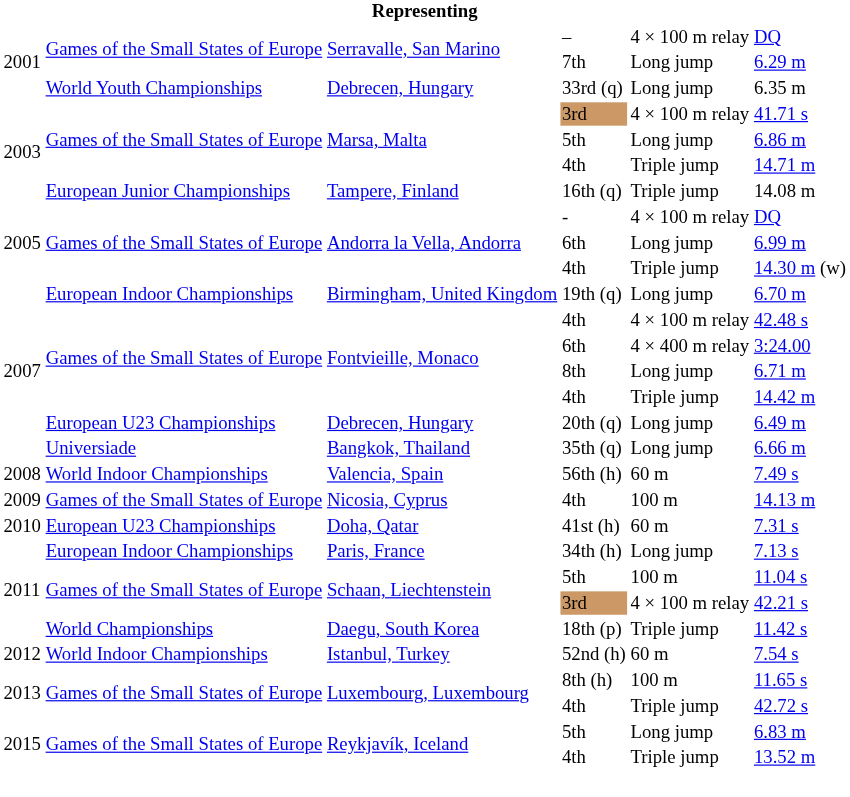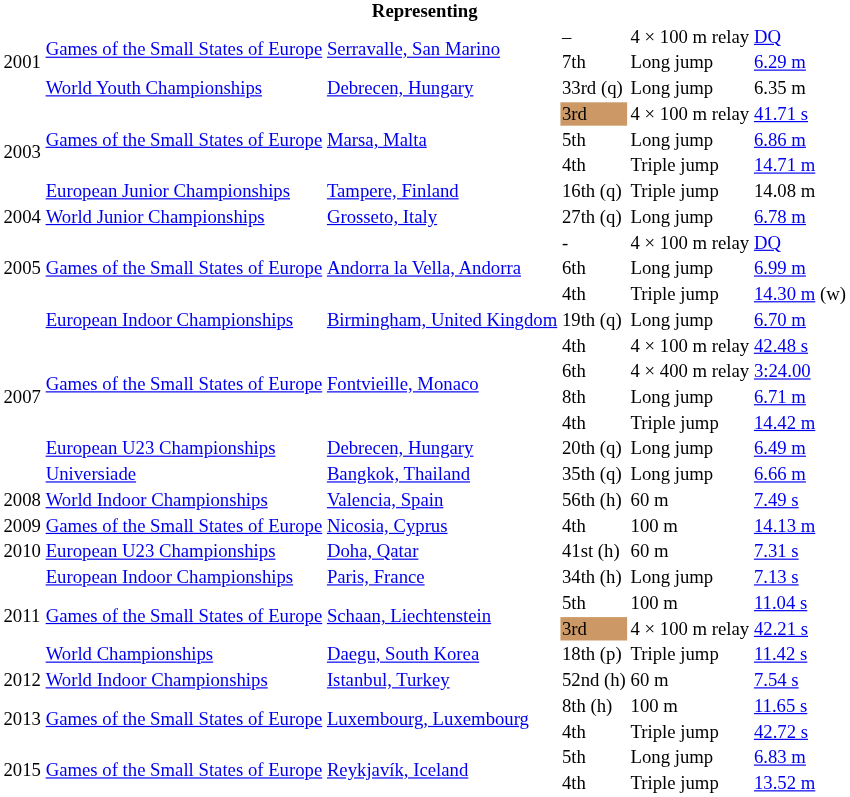+ row: (382, 216)
